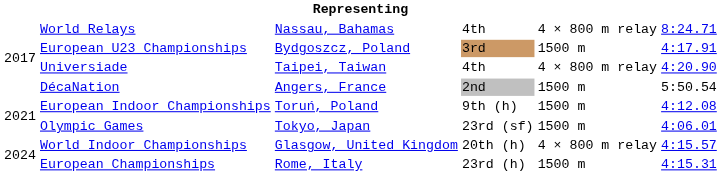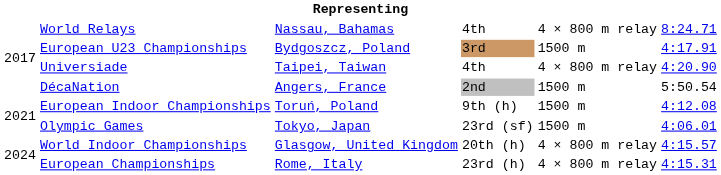(562, 165) 1500 m -> (597, 165) 4 × 800 m relay
